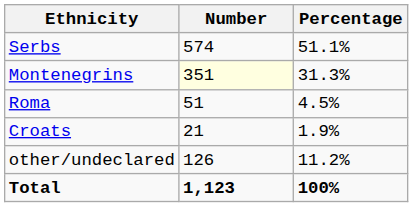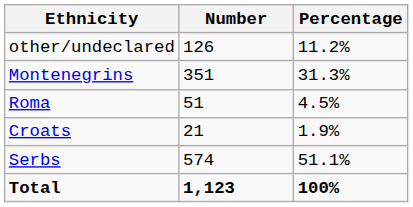rows swapped: (35, 47) <-> (92, 160)
(199, 75) lightyellow background -> (199, 75) no background
